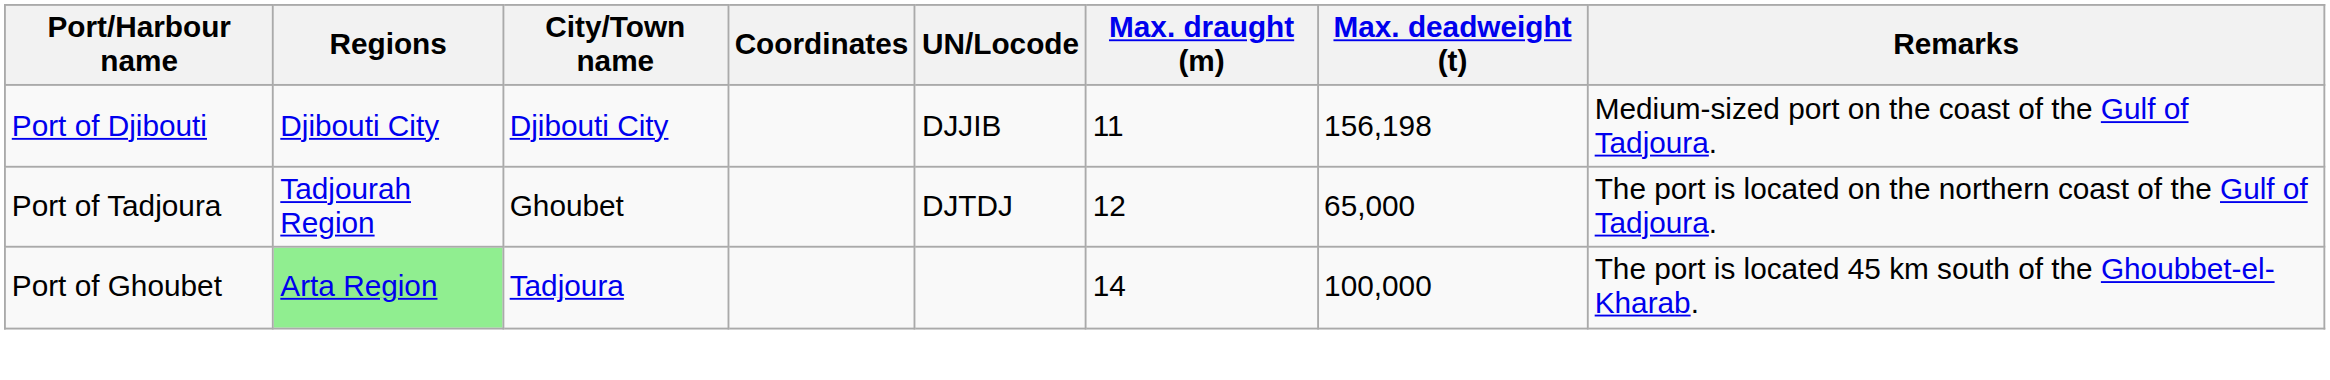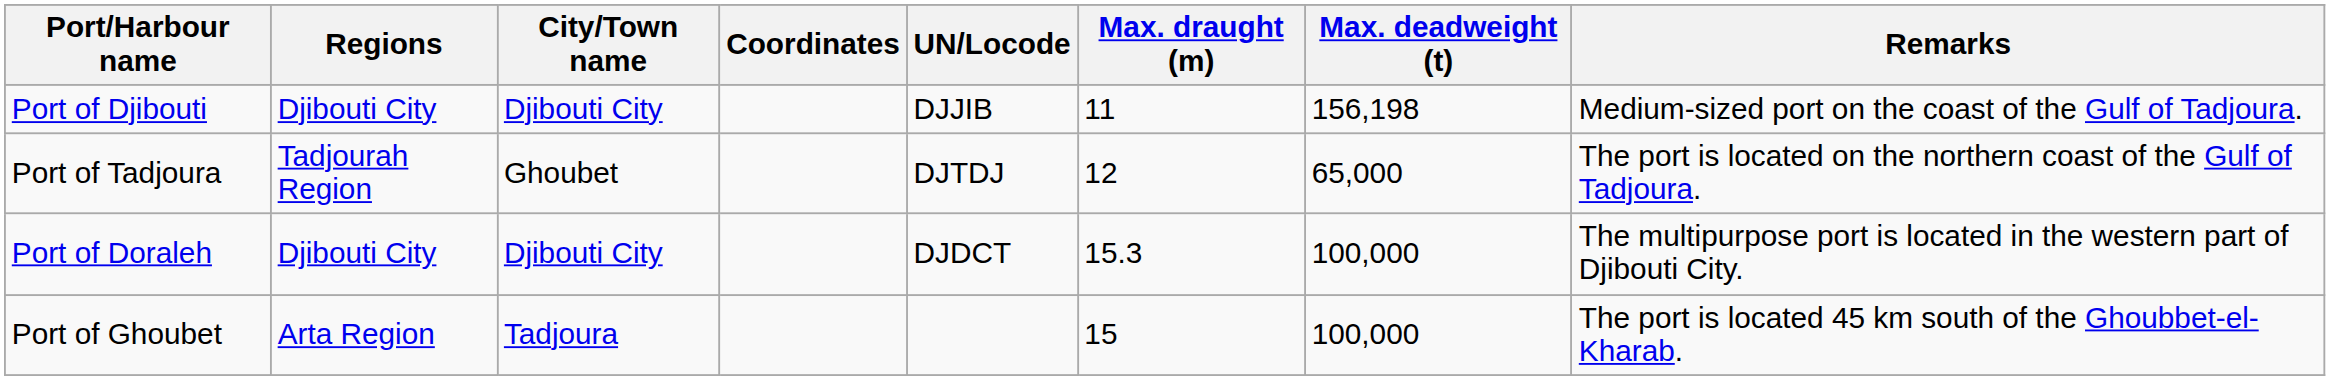+ row: (112, 253)
(359, 286) lightgreen background -> (356, 334) no background
(1109, 286) 14 -> (1101, 334) 15
